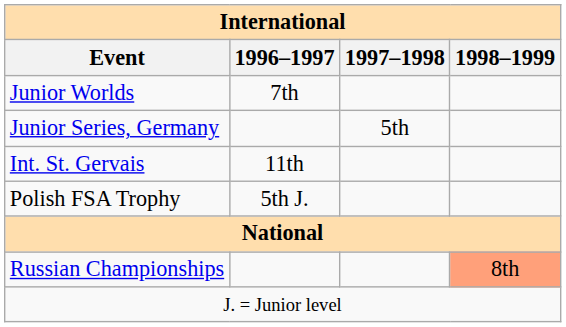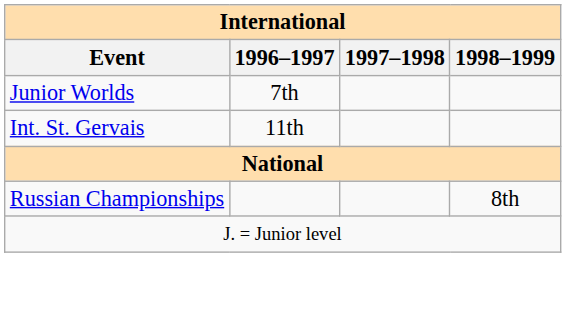- row: (115, 127)
- row: (95, 198)
(505, 269) lightsalmon background -> (505, 198) no background
